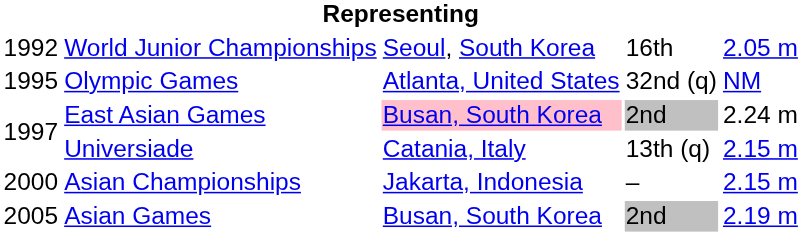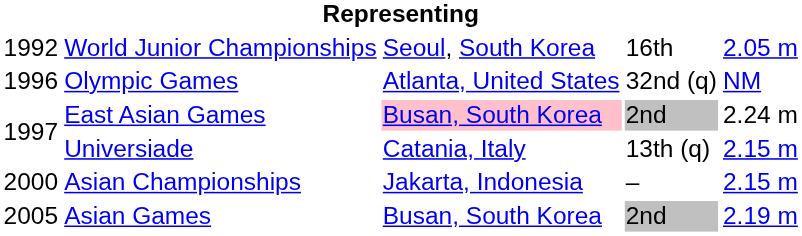(31, 81) 1995 -> (31, 81) 1996
